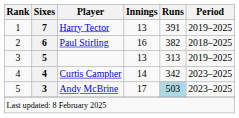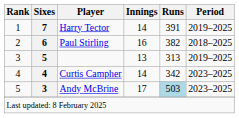(142, 27) 13 -> (142, 27) 14
